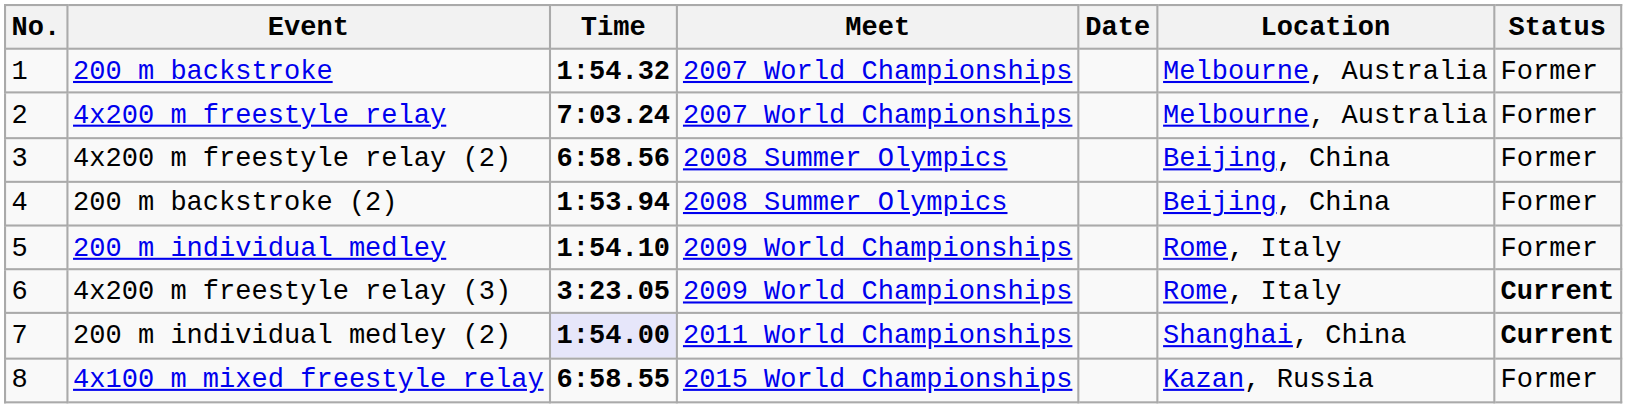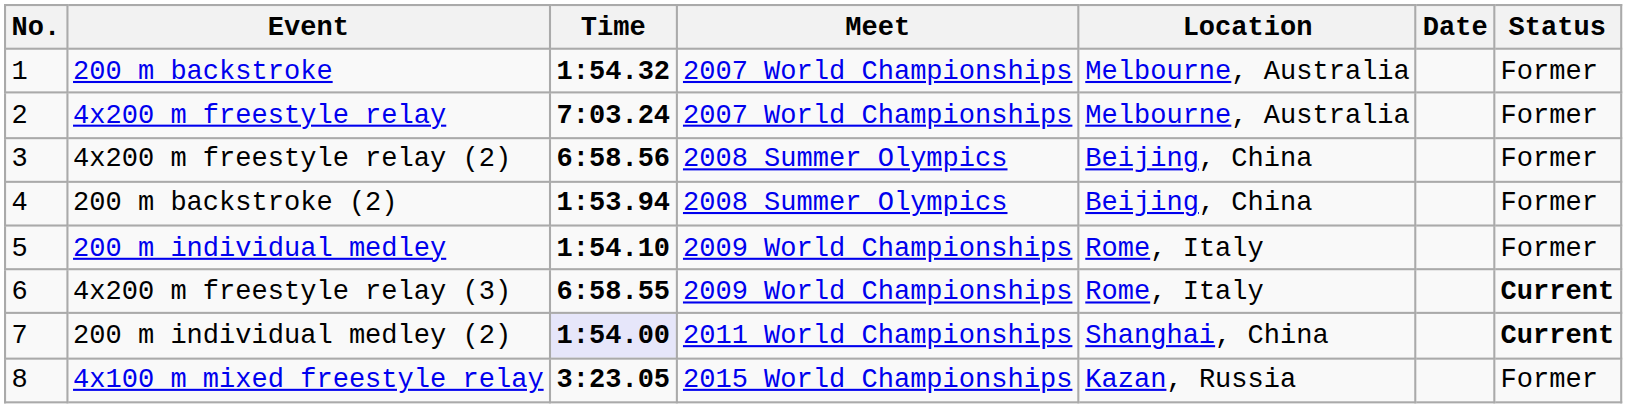columns swapped: (1325, 27) <-> (1118, 27)
(613, 291) 3:23.05 -> (613, 291) 6:58.55
(613, 380) 6:58.55 -> (613, 380) 3:23.05
